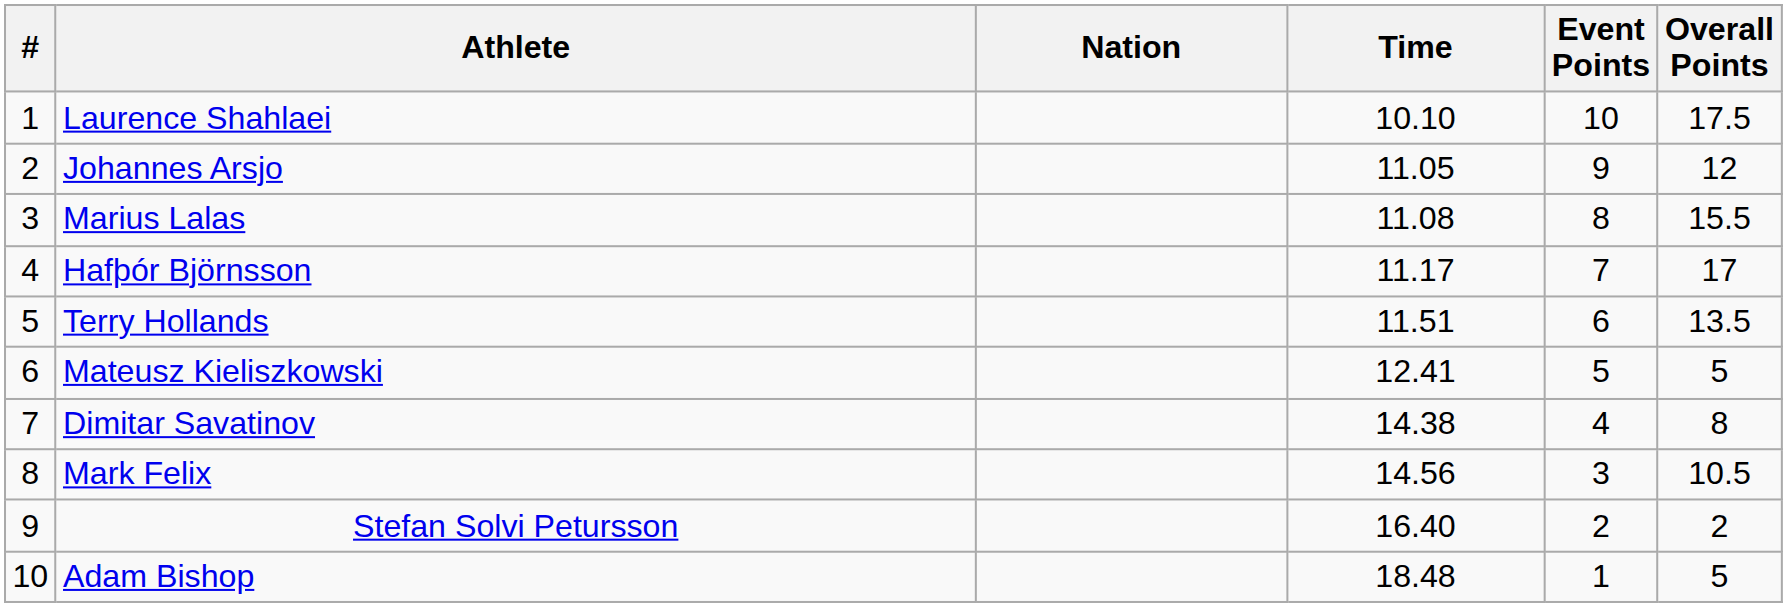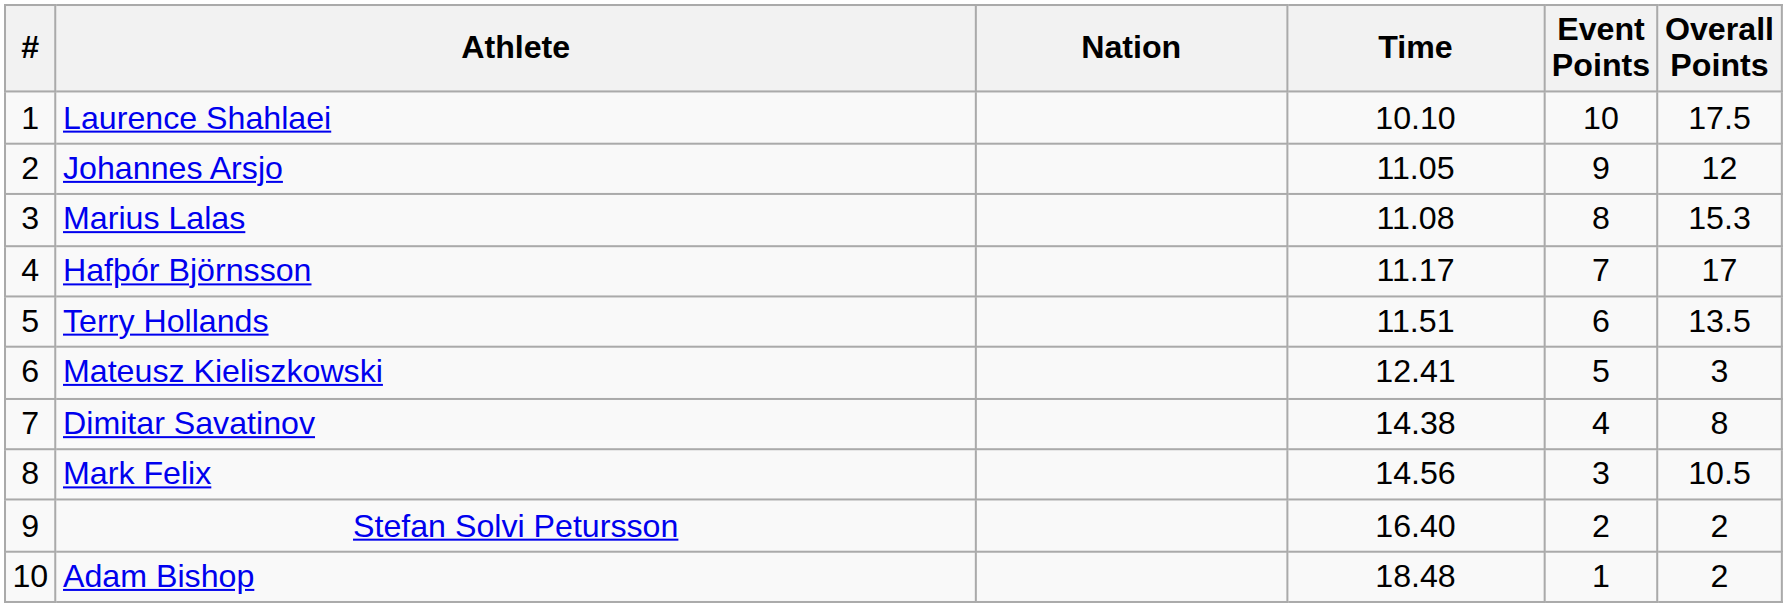(1719, 219) 15.5 -> (1719, 219) 15.3
(1719, 372) 5 -> (1719, 372) 3
(1719, 576) 5 -> (1719, 576) 2
